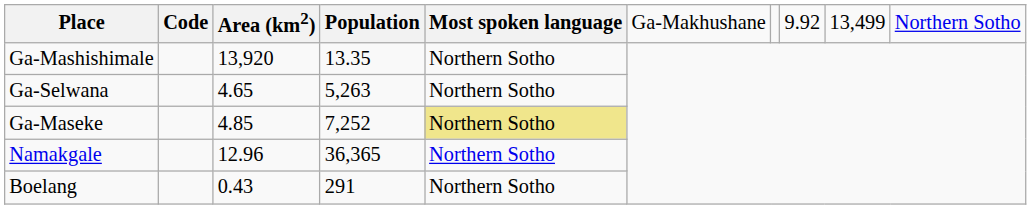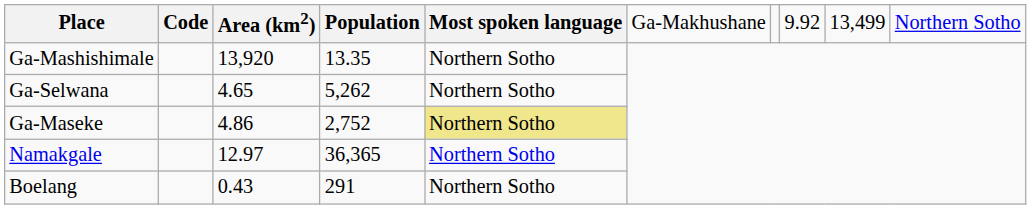(348, 90) 5,263 -> (348, 90) 5,262
(235, 122) 4.85 -> (235, 122) 4.86
(348, 122) 7,252 -> (348, 122) 2,752
(241, 155) 12.96 -> (241, 155) 12.97
